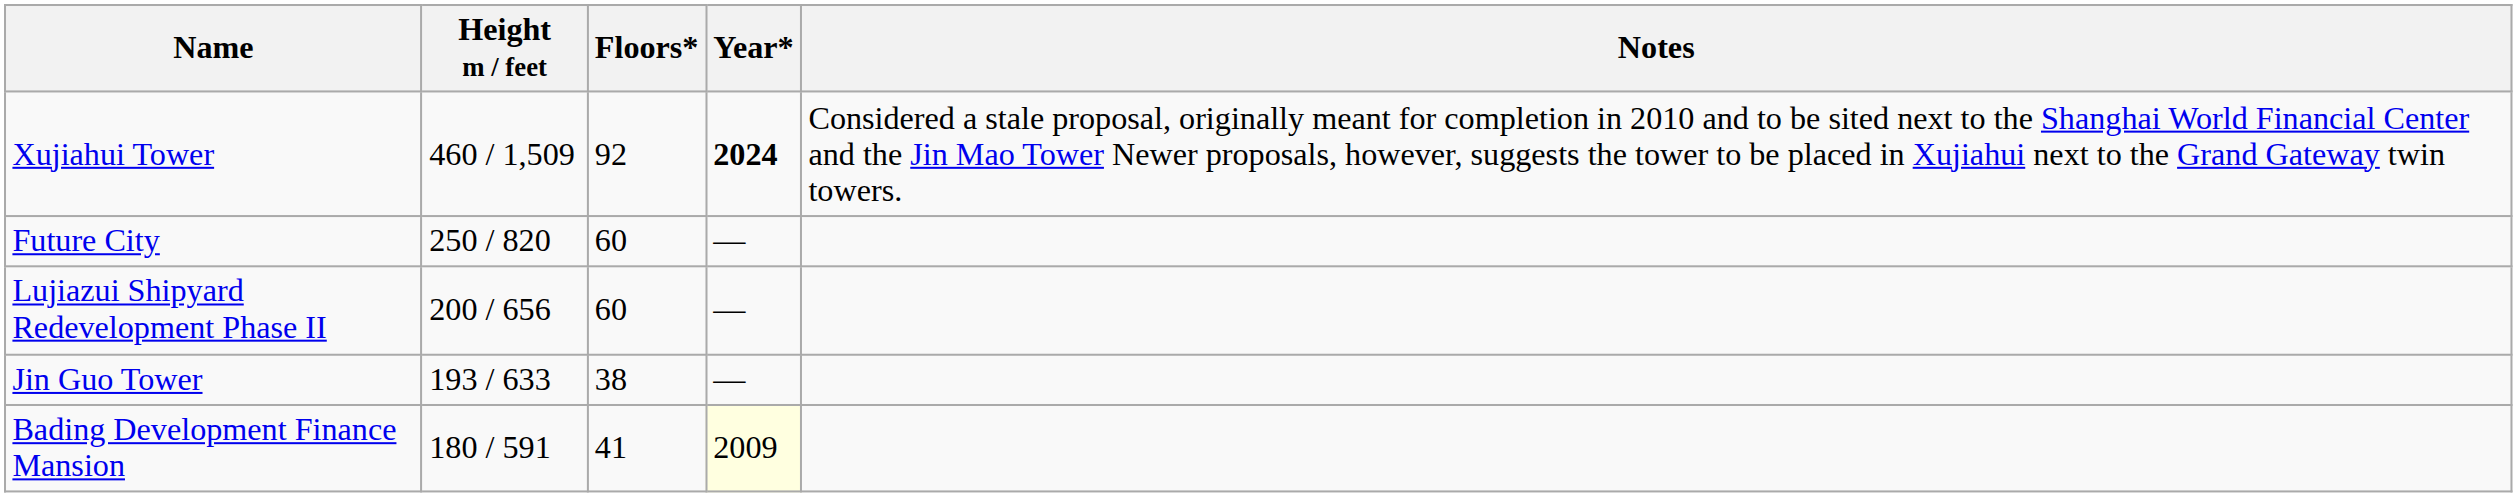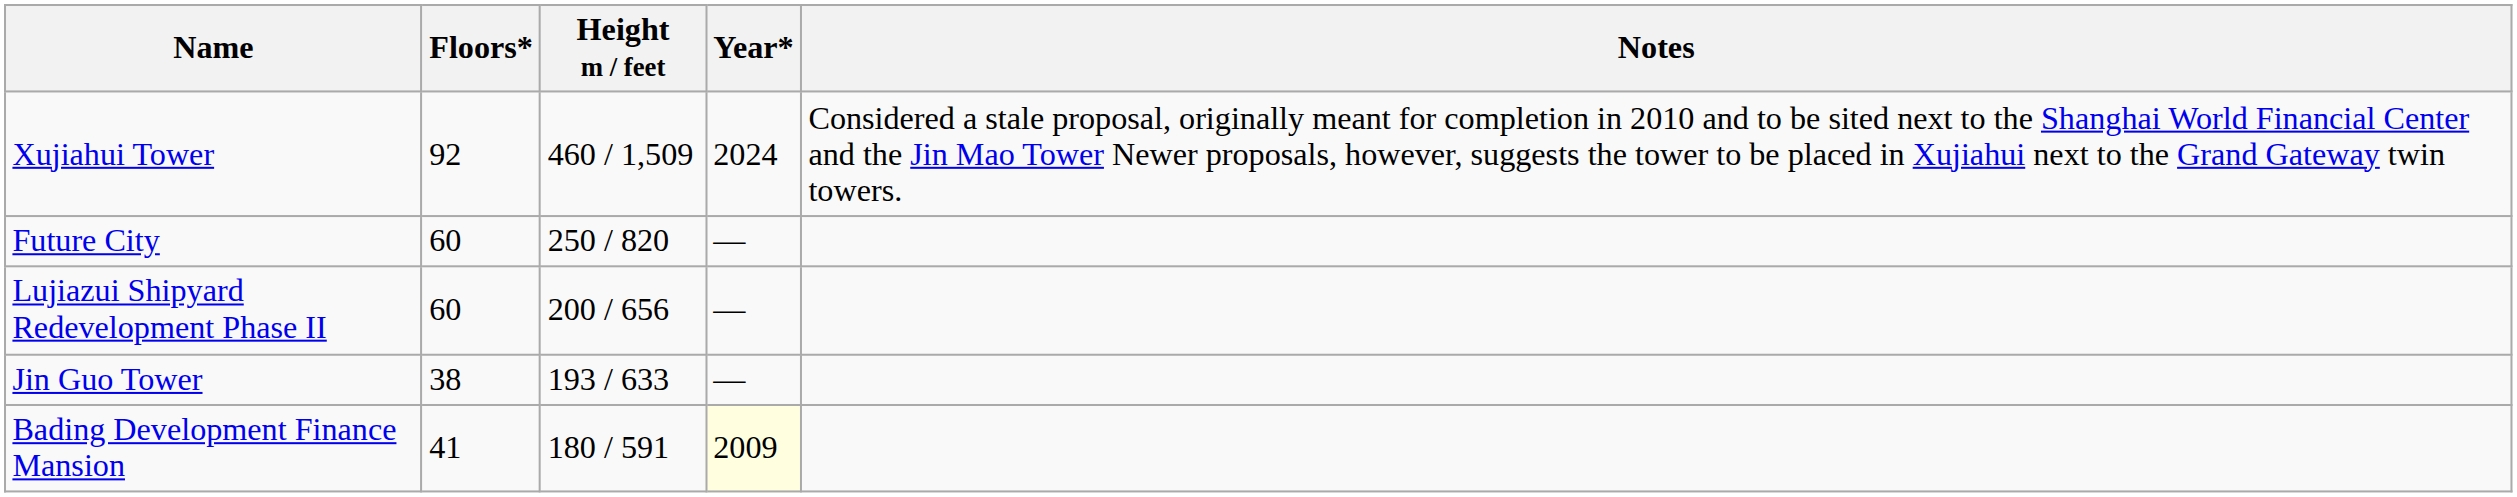columns swapped: (505, 48) <-> (647, 48)
(745, 153) bold -> (745, 153) normal
